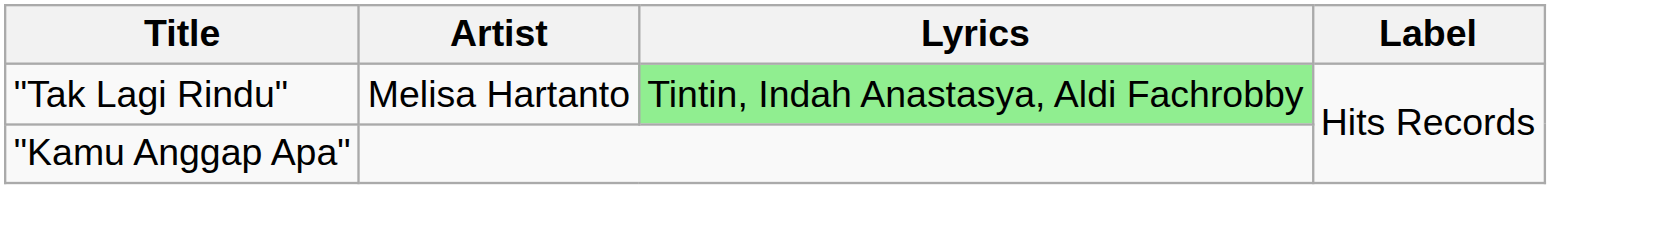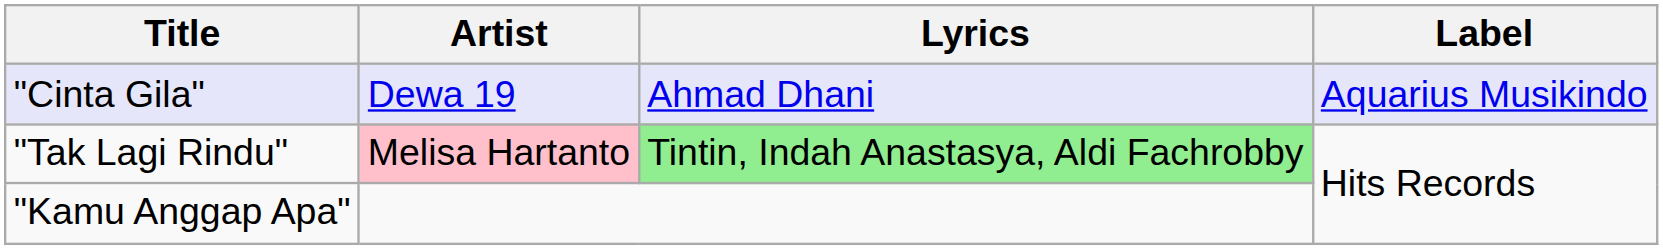+ row: (109, 93)
(499, 93) no background -> (499, 152) pink background
